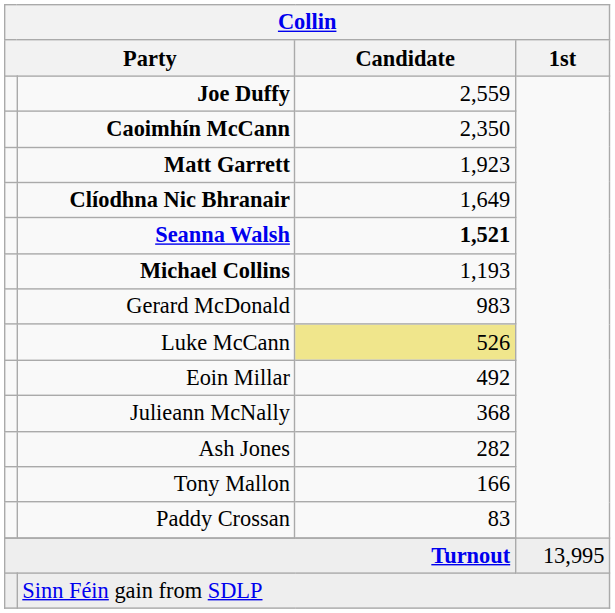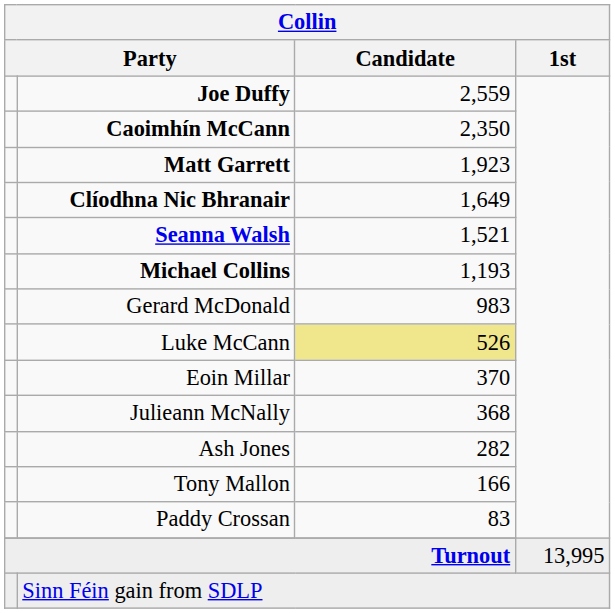(485, 235) bold -> (485, 235) normal
(493, 377) 492 -> (493, 377) 370
